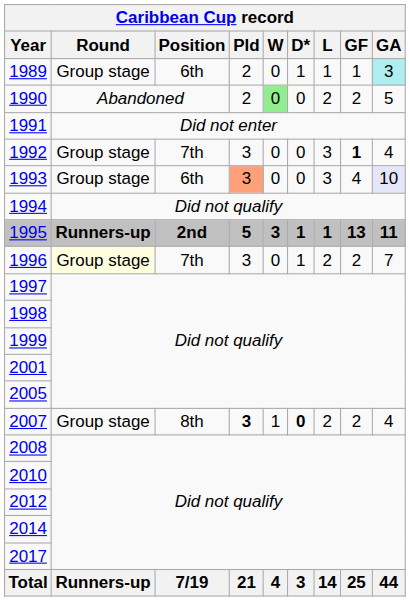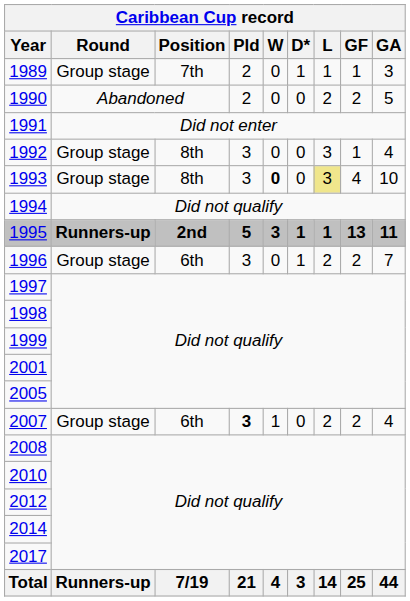(192, 71) 6th -> (192, 71) 7th
(389, 71) paleturquoise background -> (389, 71) no background
(275, 98) lightgreen background -> (275, 98) no background
(192, 152) 7th -> (192, 152) 8th
(356, 152) bold -> (356, 152) normal
(192, 179) 6th -> (192, 179) 8th
(246, 179) lightsalmon background -> (246, 179) no background
(275, 179) normal -> (275, 179) bold
(327, 179) no background -> (327, 179) khaki background
(389, 179) lavender background -> (389, 179) no background
(103, 260) lightyellow background -> (103, 260) no background
(192, 260) 7th -> (192, 260) 6th
(192, 421) 8th -> (192, 421) 6th
(301, 421) bold -> (301, 421) normal
